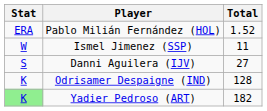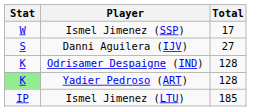- row: (133, 30)
(243, 47) 11 -> (228, 30) 17
(243, 98) 182 -> (228, 81) 128
+ row: (125, 98)
